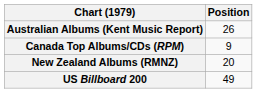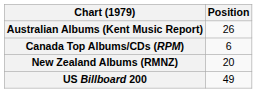(229, 46) 9 -> (229, 46) 6
